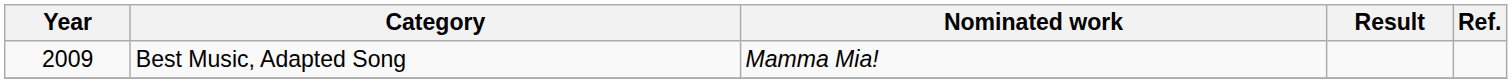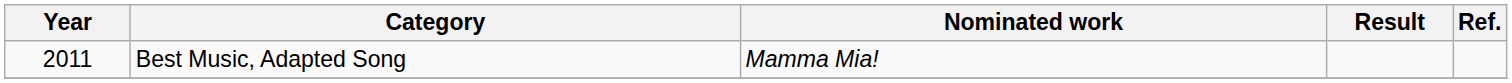(68, 59) 2009 -> (68, 59) 2011
